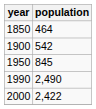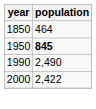- row: (19, 46)
(44, 63) normal -> (44, 46) bold
